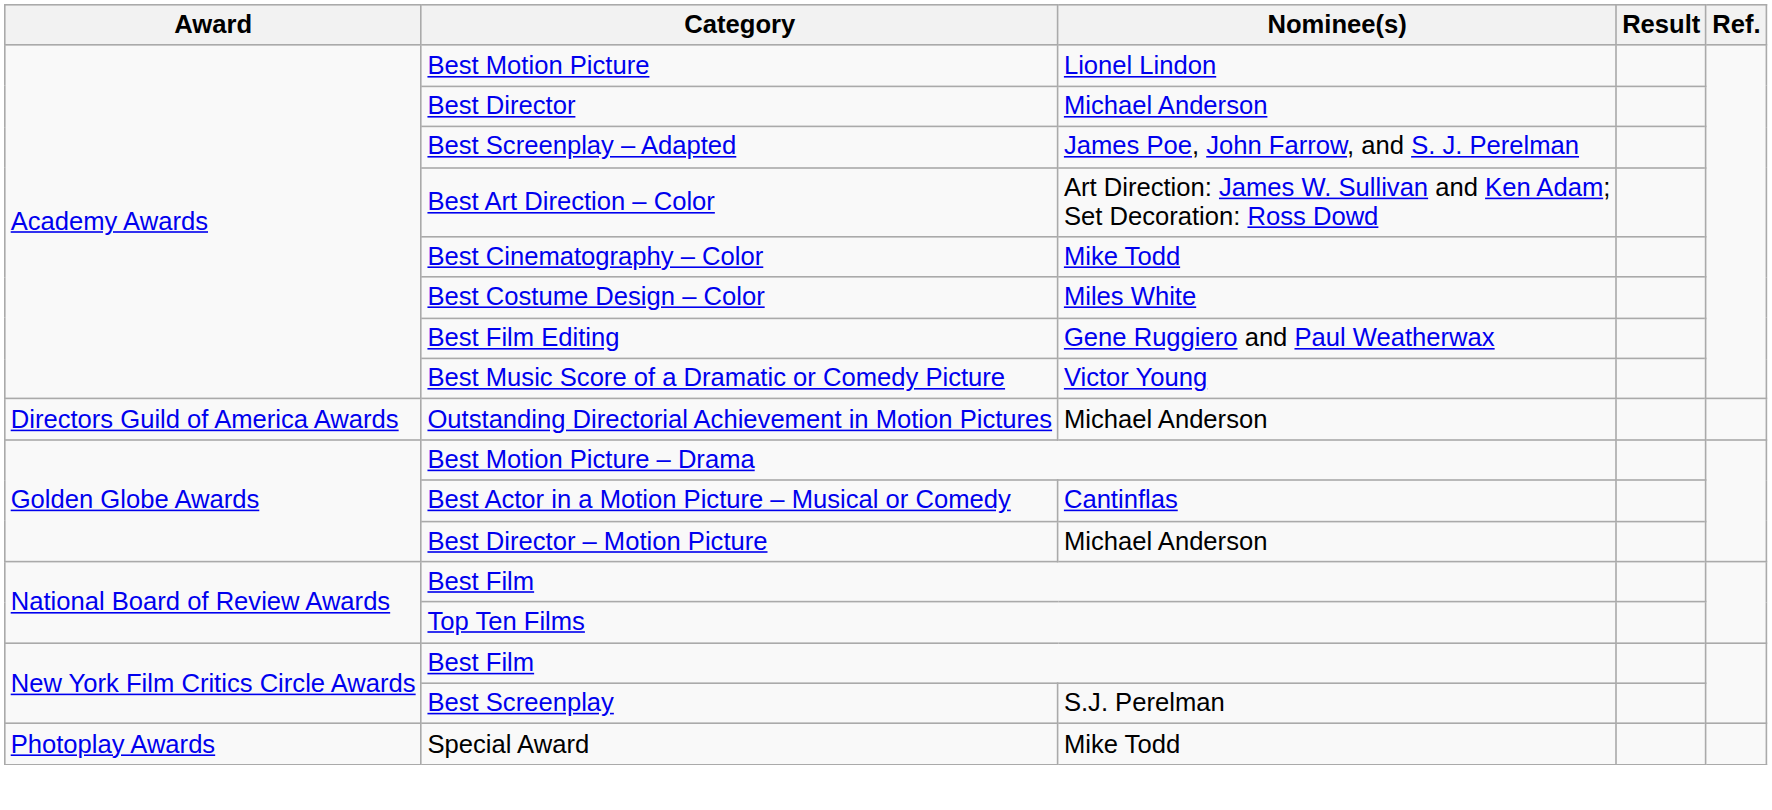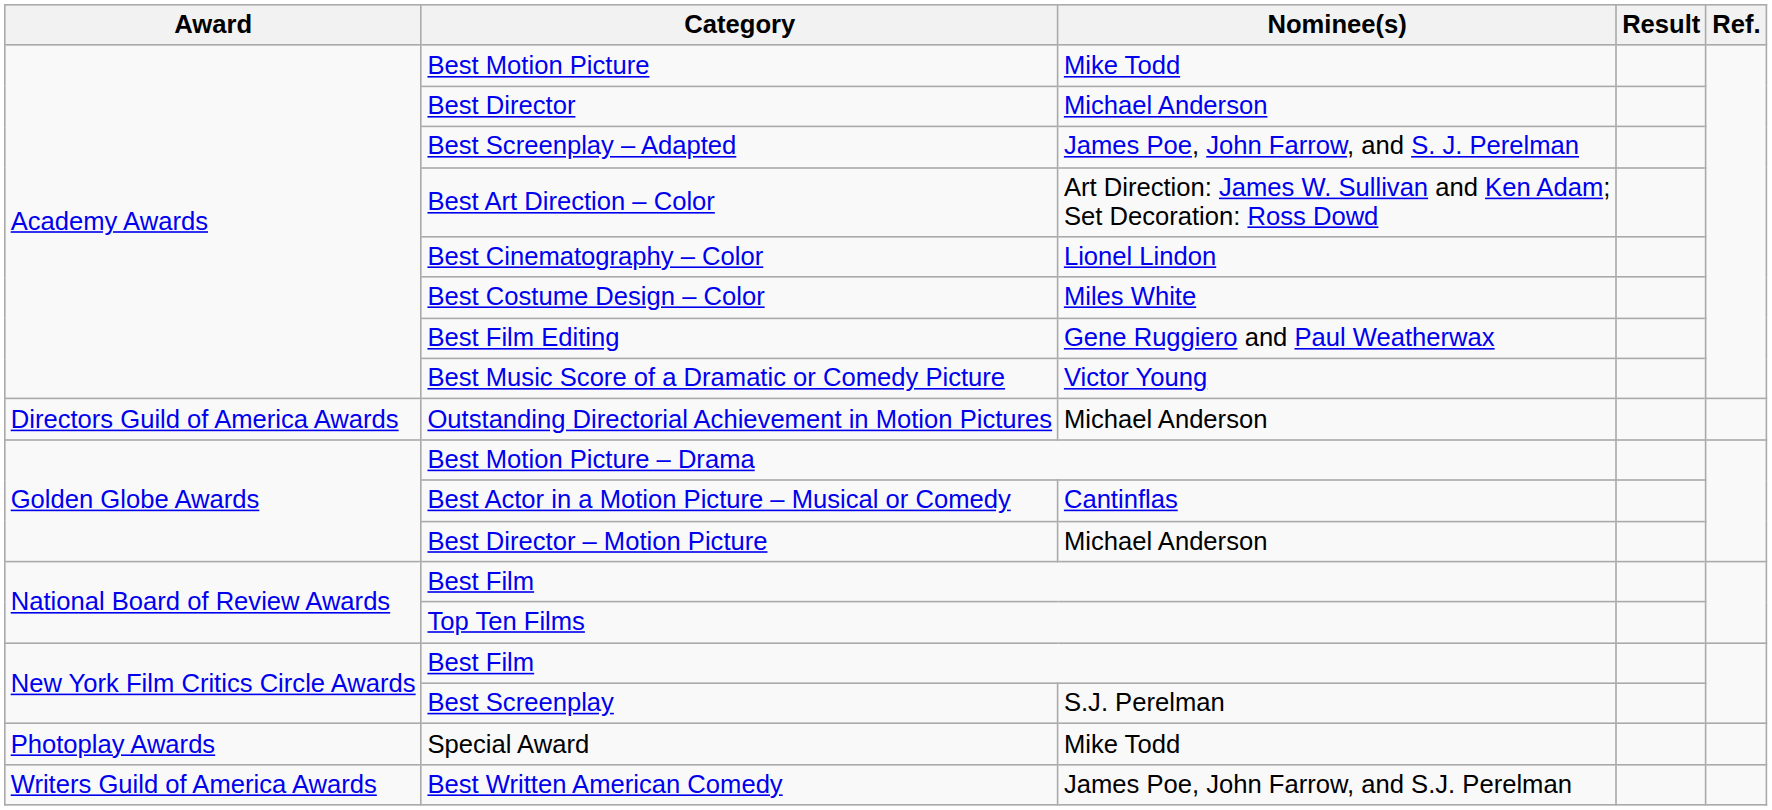(1140, 65) Lionel Lindon -> (1122, 65) Mike Todd
(1122, 256) Mike Todd -> (1140, 256) Lionel Lindon
+ row: (194, 784)
